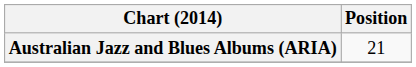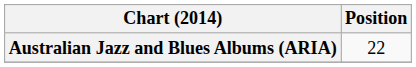(376, 47) 21 -> (376, 47) 22
